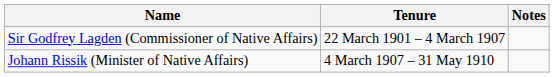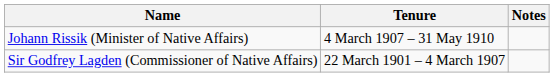rows swapped: (163, 38) <-> (128, 60)
